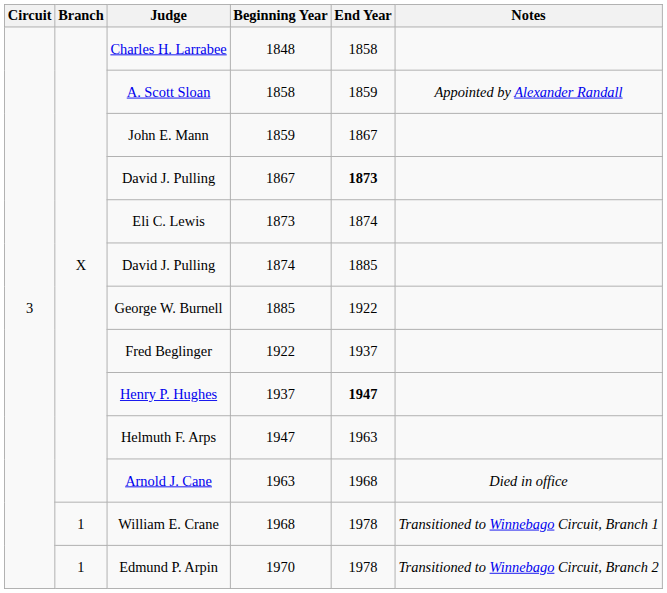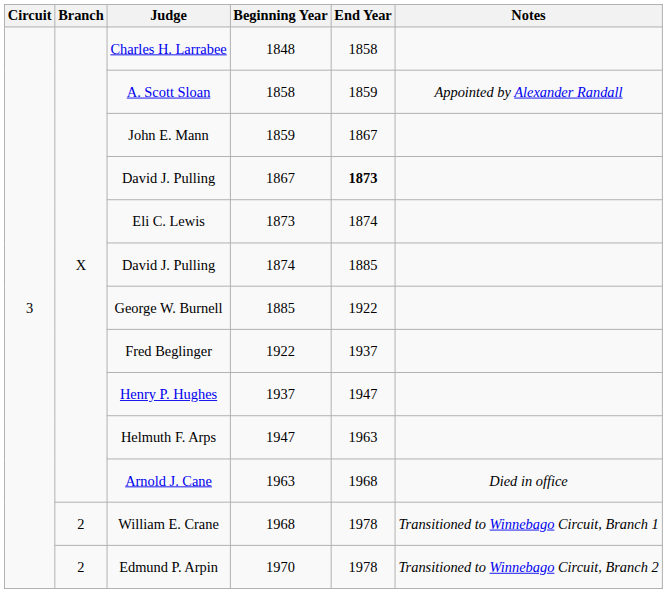(363, 394) bold -> (363, 394) normal
(81, 524) 1 -> (81, 524) 2
(81, 567) 1 -> (81, 567) 2
